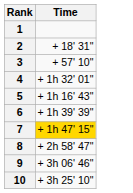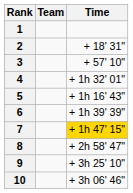+ column: (51, 12)
(65, 163) + 3h 06' 46" -> (97, 163) + 3h 25' 10"
(65, 180) + 3h 25' 10" -> (97, 180) + 3h 06' 46"
